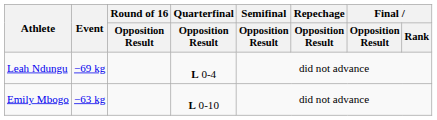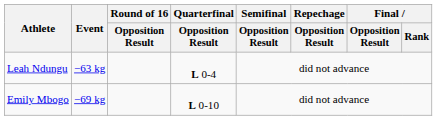(90, 68) −69 kg -> (90, 68) −63 kg
(90, 99) −63 kg -> (90, 99) −69 kg
